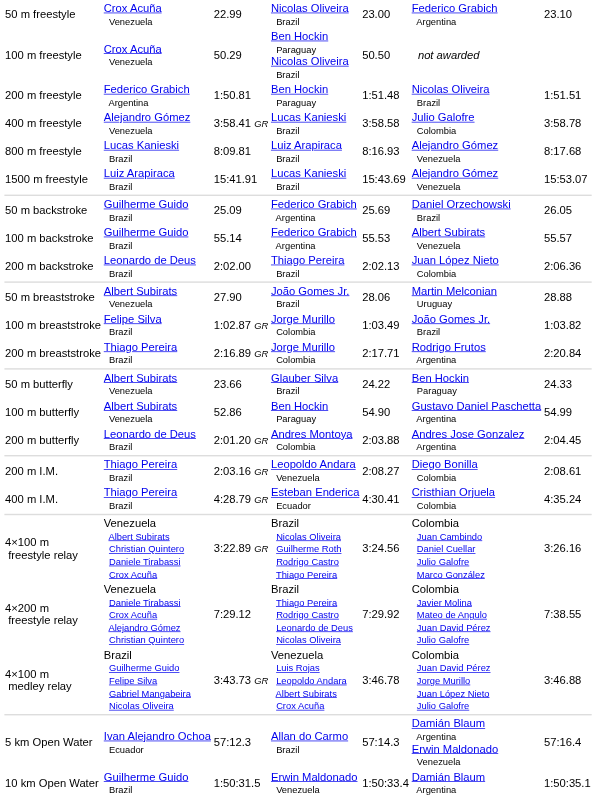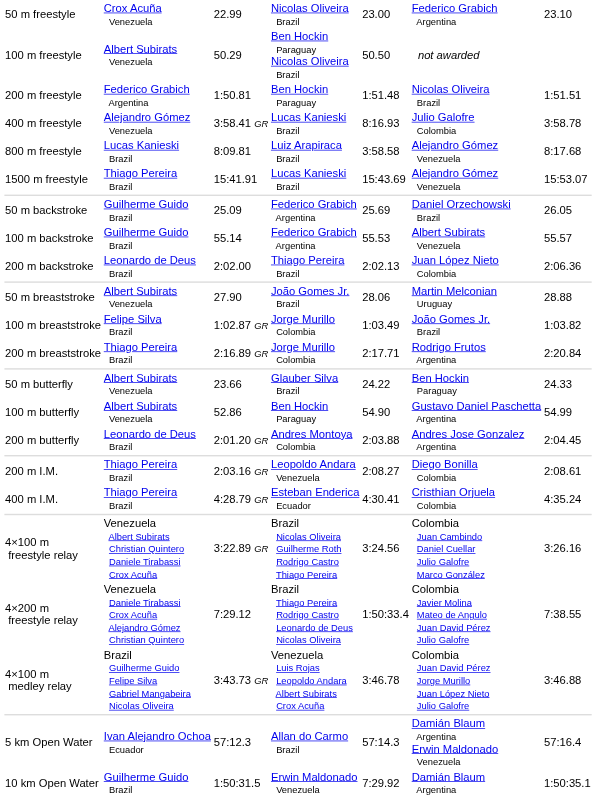(133, 55) Crox Acuña Venezuela -> (140, 55) Albert Subirats Venezuela
(381, 124) 3:58.58 -> (381, 124) 8:16.93
(381, 152) 8:16.93 -> (381, 152) 3:58.58
(139, 180) Luiz Arapiraca Brazil -> (141, 180) Thiago Pereira Brazil
(381, 614) 7:29.92 -> (386, 614) 1:50:33.4
(386, 783) 1:50:33.4 -> (381, 783) 7:29.92
